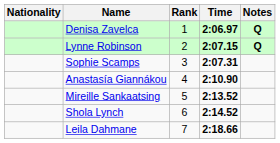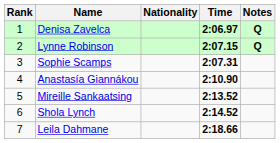columns swapped: (184, 12) <-> (34, 12)
